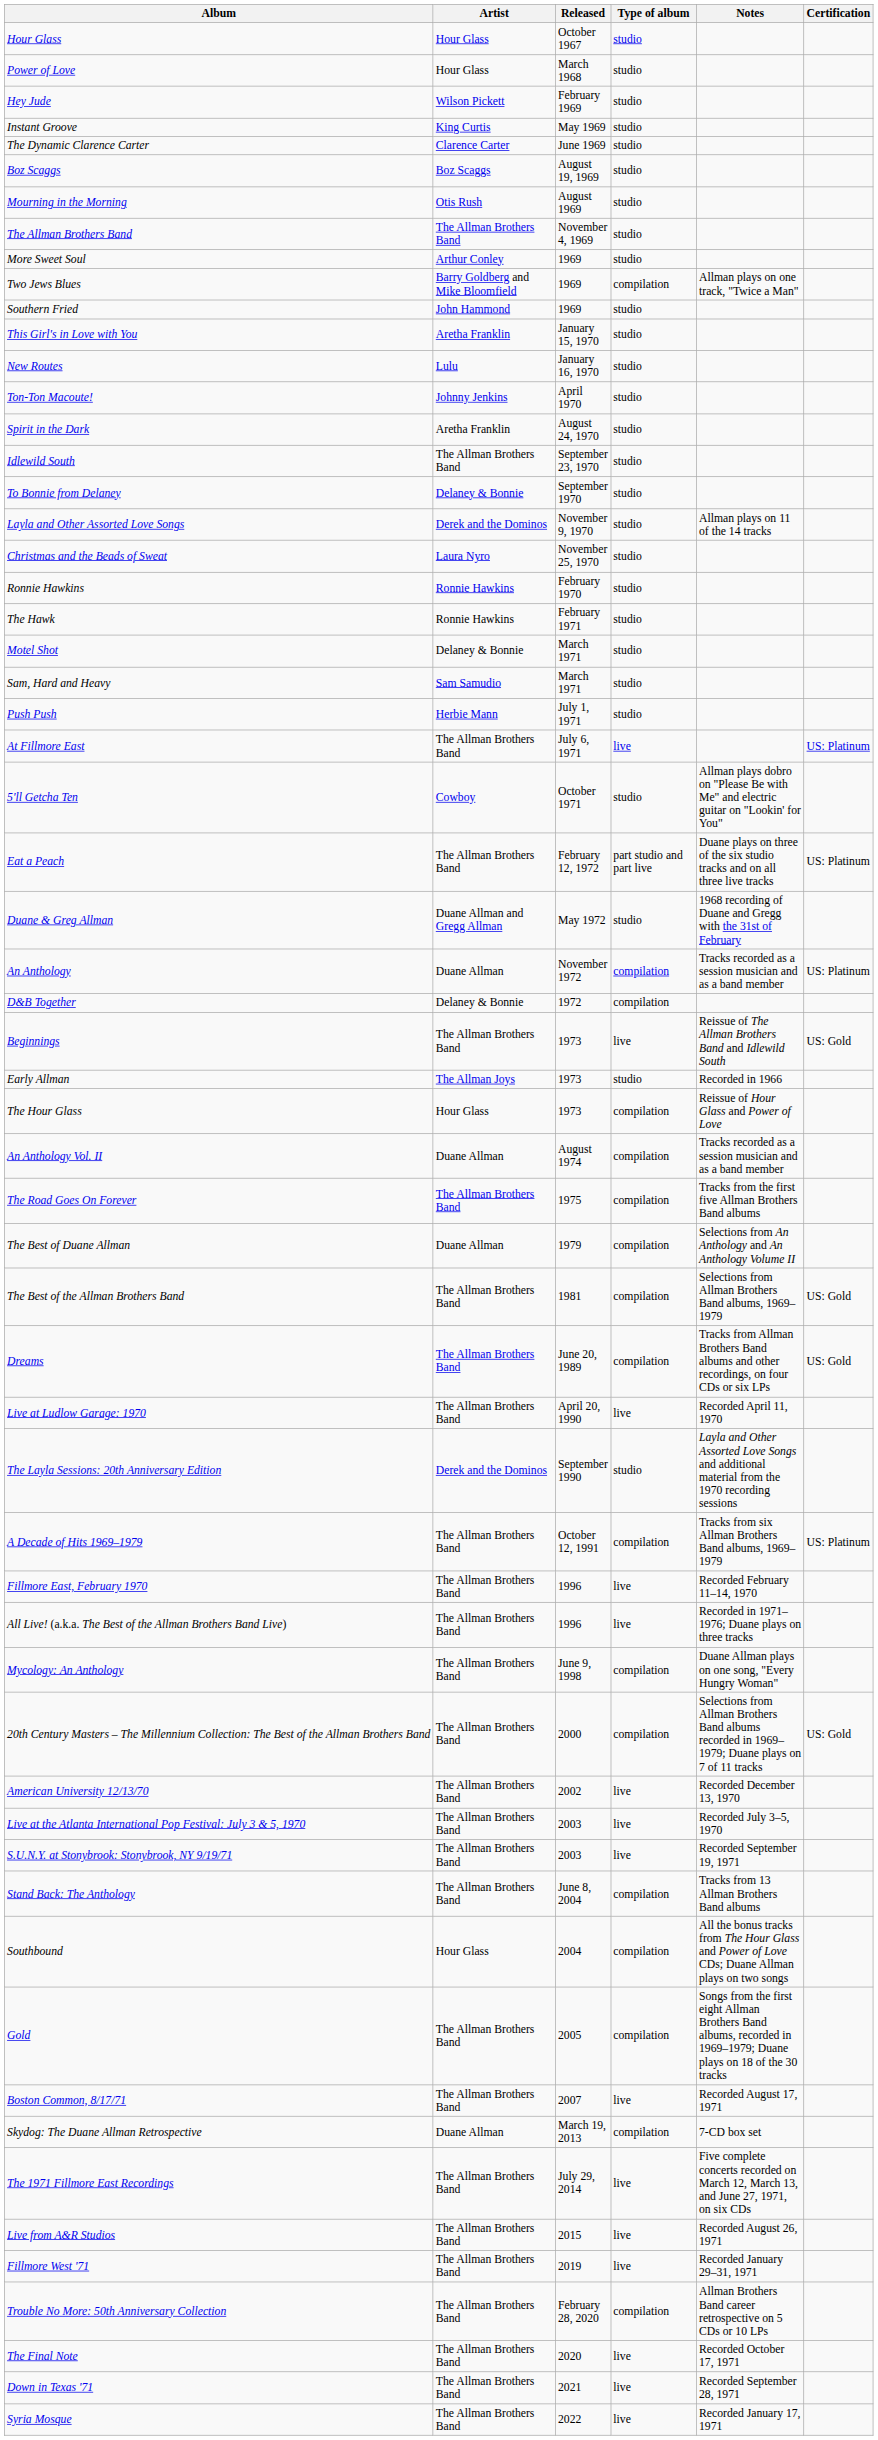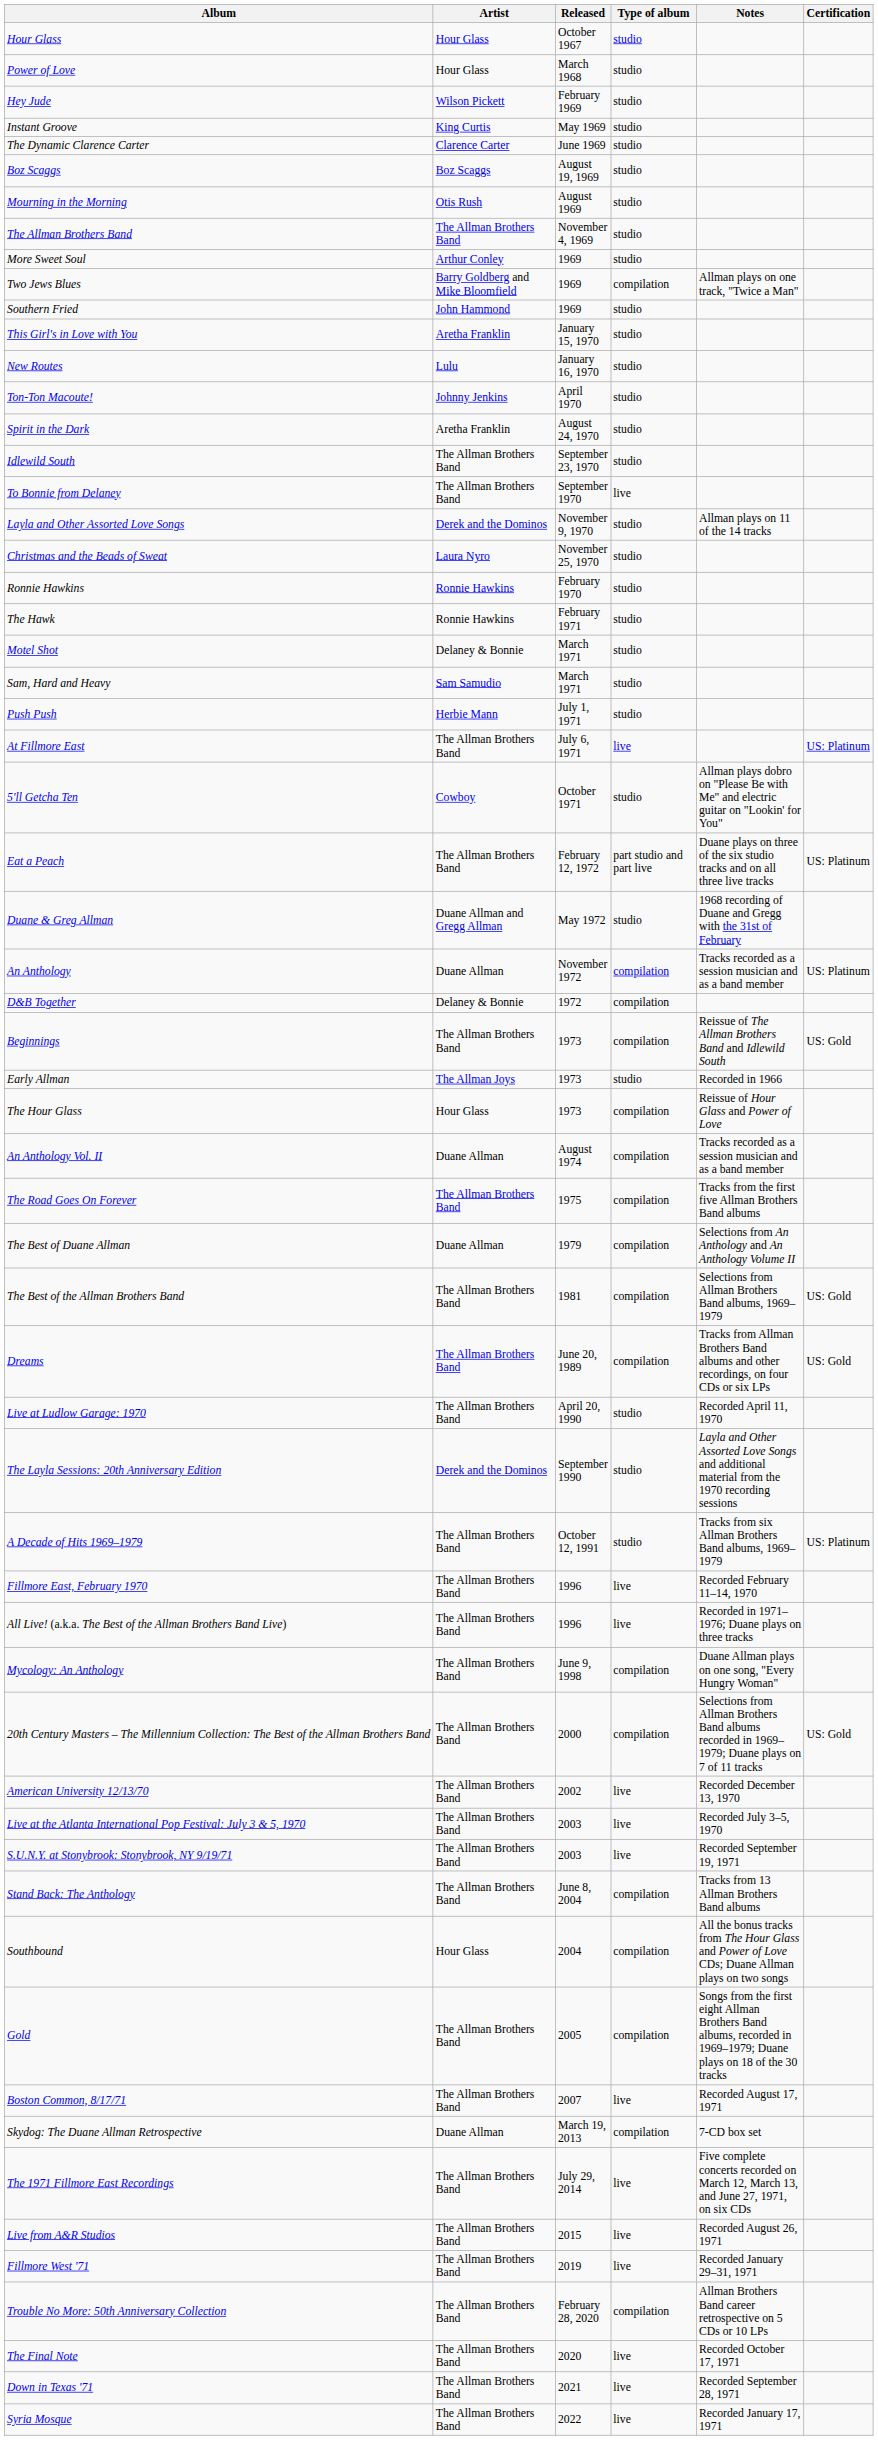(480, 492) Delaney & Bonnie -> (485, 492) The Allman Brothers Band
(628, 492) studio -> (622, 492) live
(622, 1041) live -> (641, 1041) compilation
(622, 1412) live -> (628, 1412) studio
(641, 1541) compilation -> (628, 1541) studio
